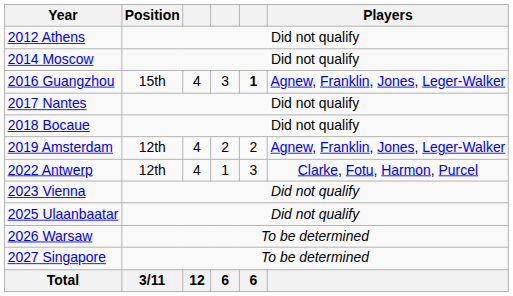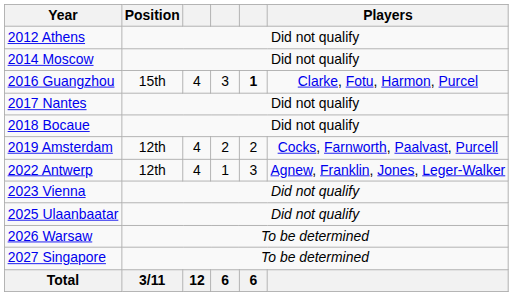(388, 81) Agnew, Franklin, Jones, Leger-Walker -> (388, 81) Clarke, Fotu, Harmon, Purcel
(388, 147) Agnew, Franklin, Jones, Leger-Walker -> (388, 147) Cocks, Farnworth, Paalvast, Purcell
(388, 170) Clarke, Fotu, Harmon, Purcel -> (388, 170) Agnew, Franklin, Jones, Leger-Walker
